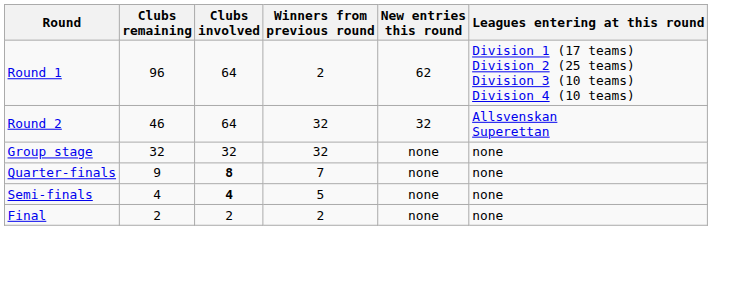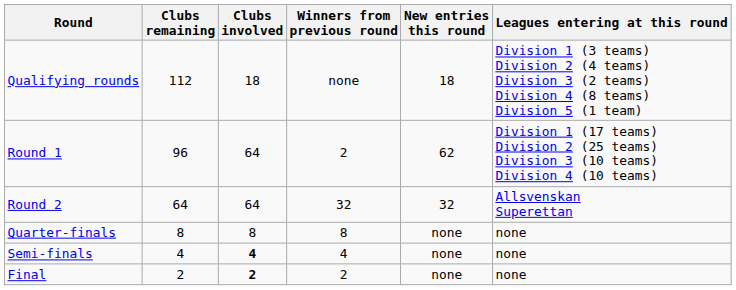+ row: (73, 81)
(157, 124) 46 -> (180, 204) 64
- row: (50, 152)
(157, 173) 9 -> (180, 233) 8
(229, 173) bold -> (252, 233) normal
(320, 173) 7 -> (344, 233) 8
(320, 194) 5 -> (344, 254) 4
(229, 215) normal -> (252, 274) bold
